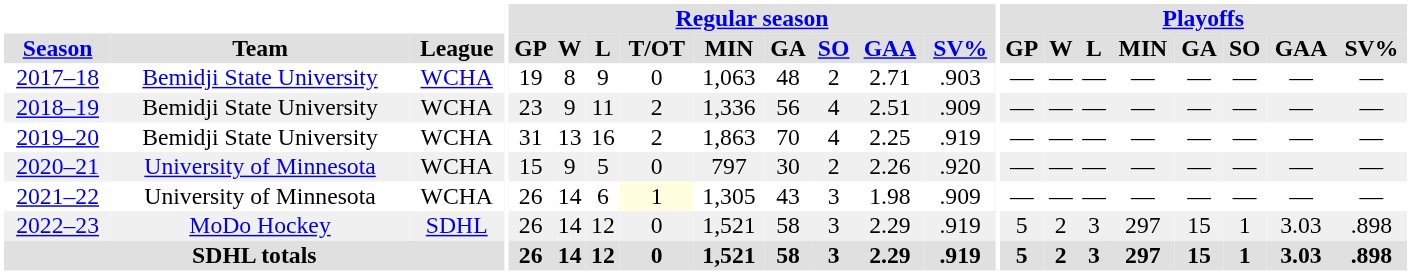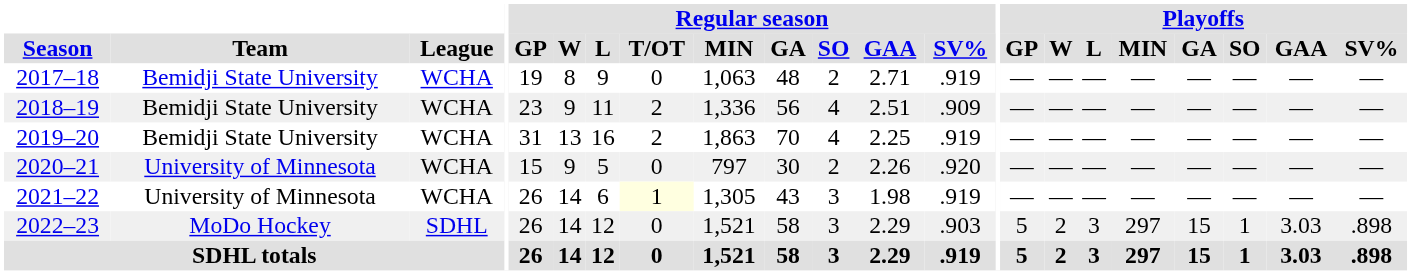(960, 77) .903 -> (960, 77) .919
(960, 196) .909 -> (960, 196) .919
(960, 225) .919 -> (960, 225) .903
